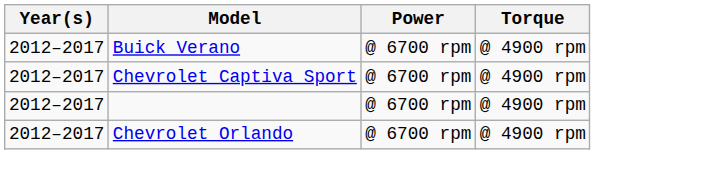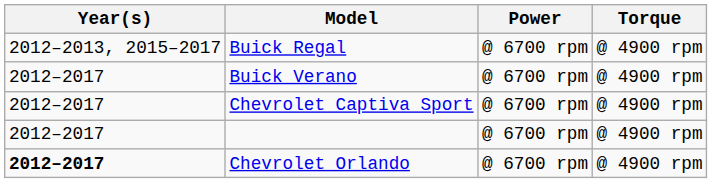+ row: (288, 48)
(57, 134) normal -> (57, 163) bold
